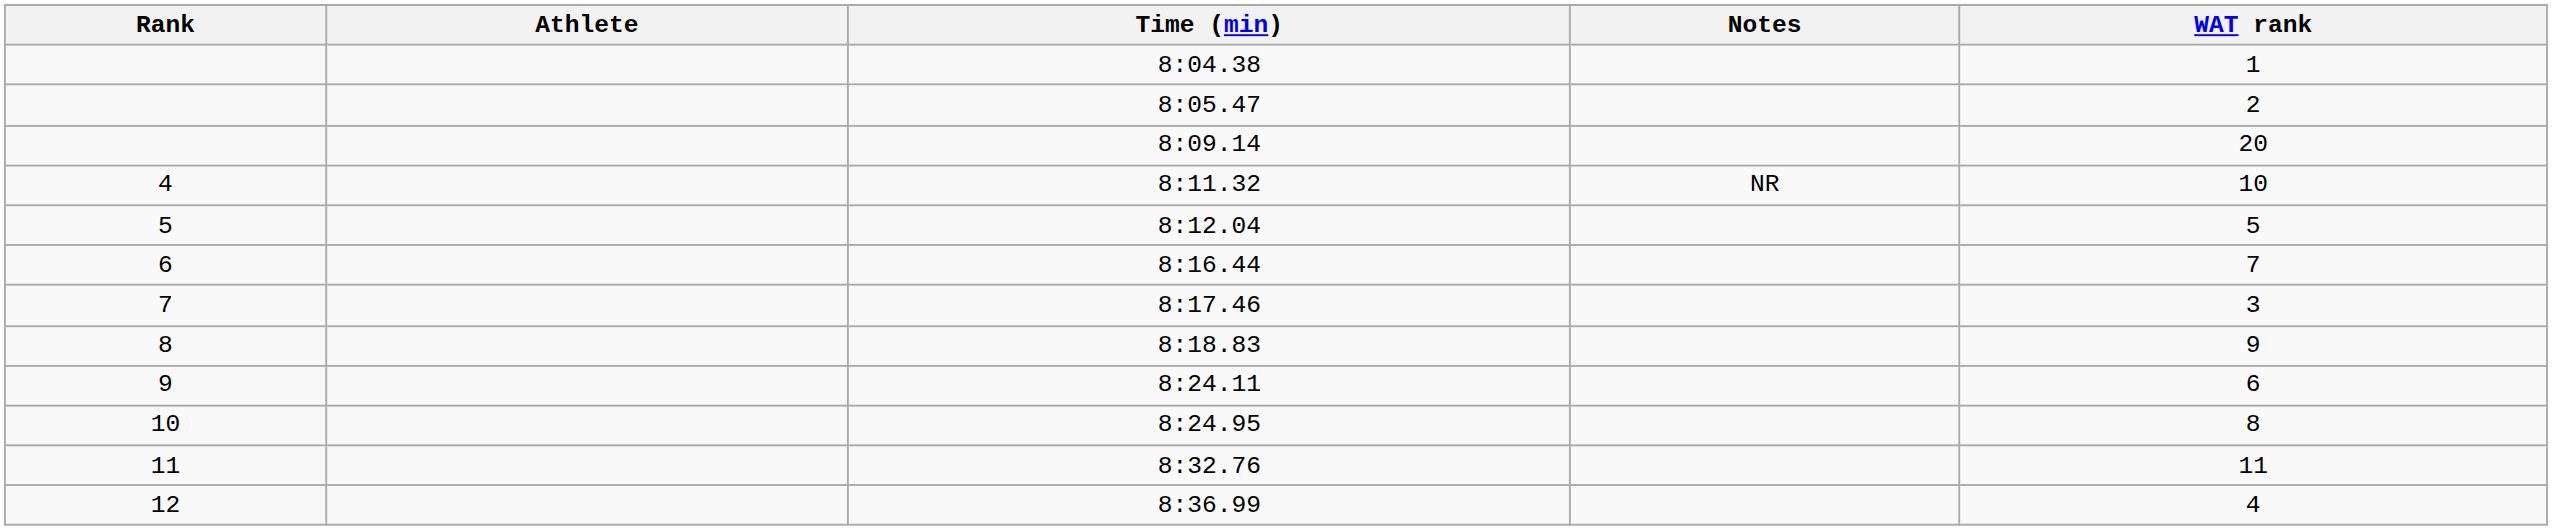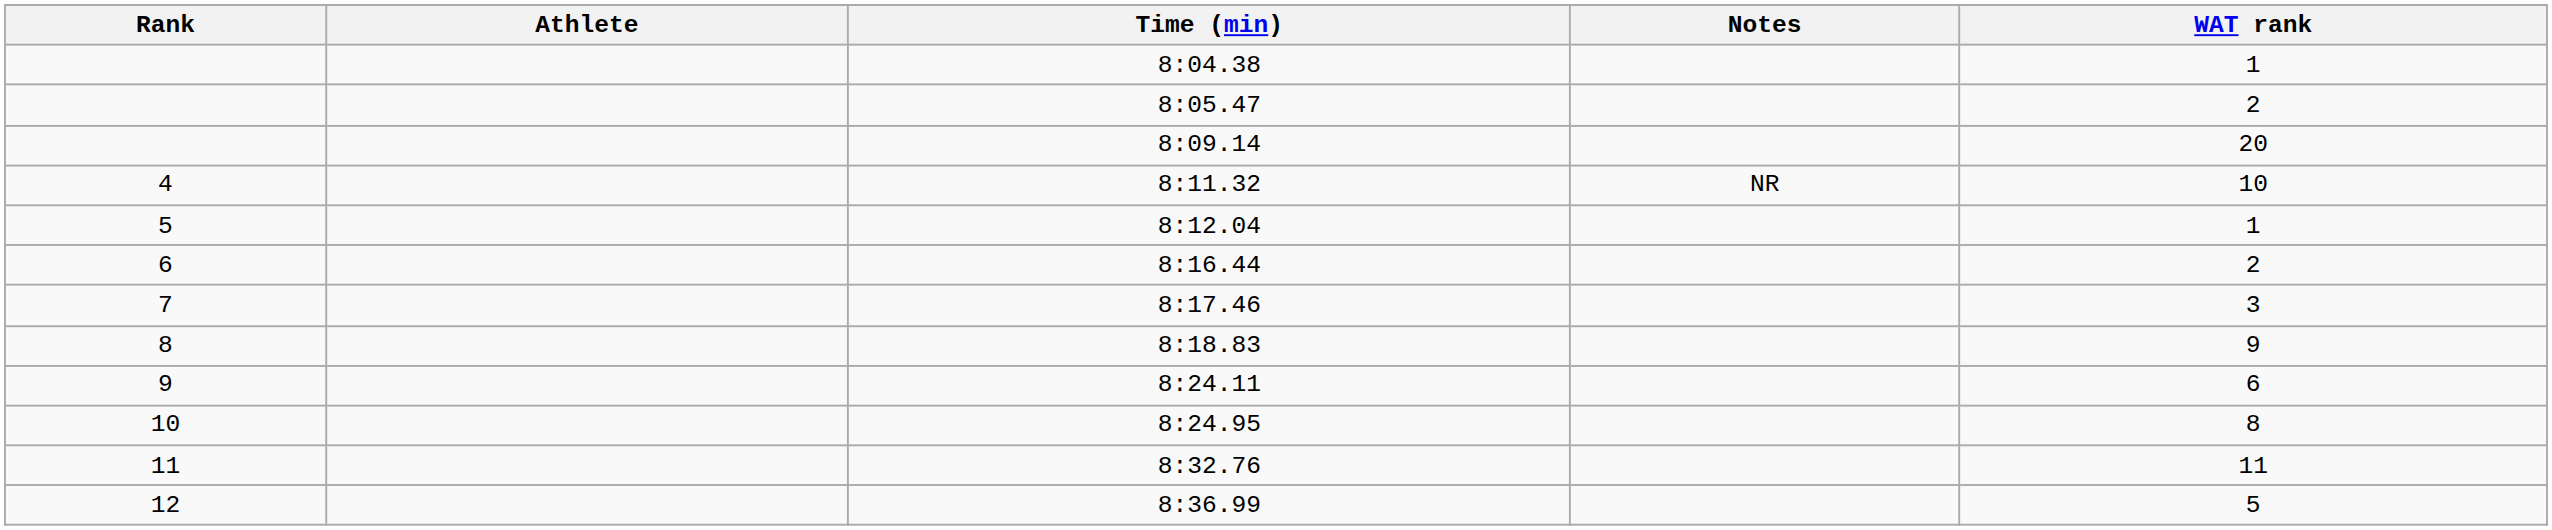(2253, 225) 5 -> (2253, 225) 1
(2253, 265) 7 -> (2253, 265) 2
(2253, 505) 4 -> (2253, 505) 5
